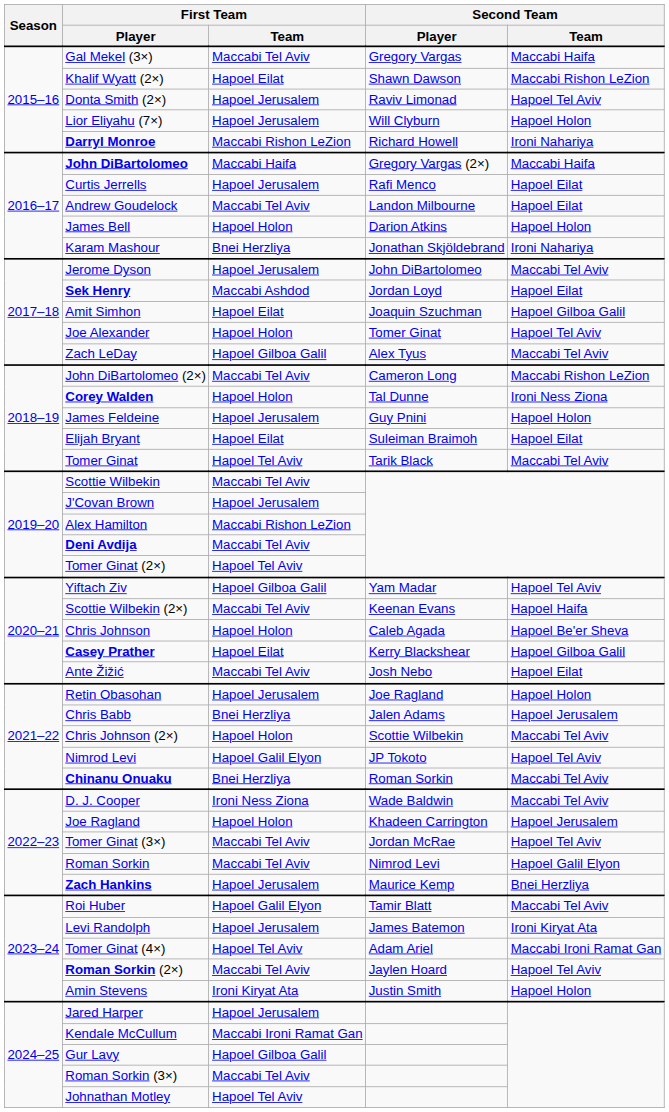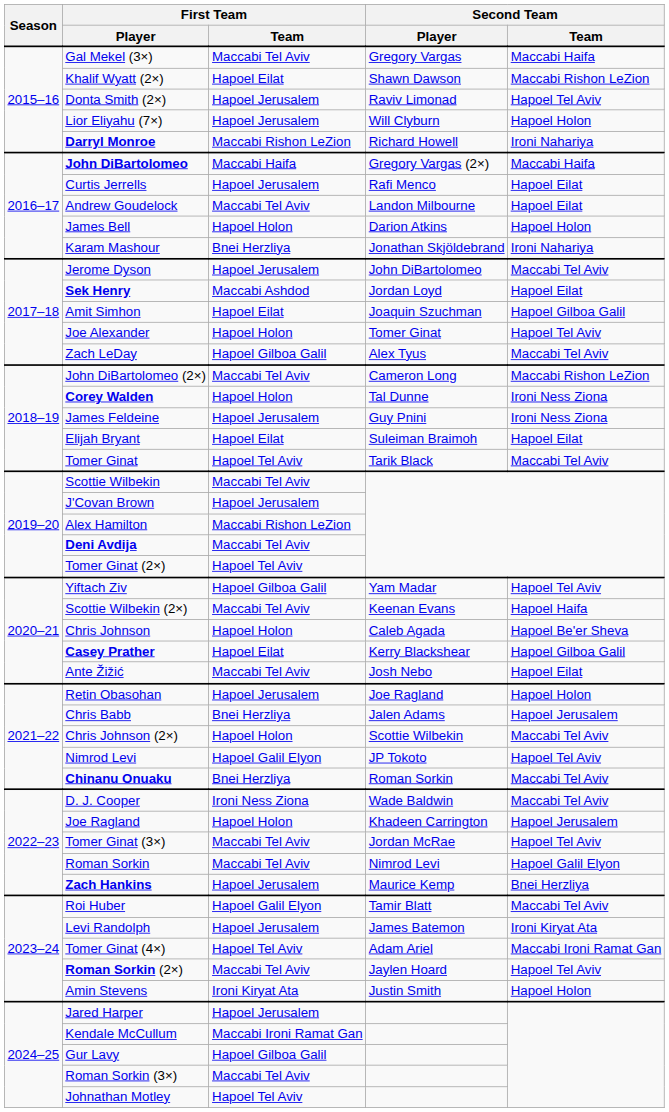(551, 418) Hapoel Holon -> (559, 418) Ironi Ness Ziona
